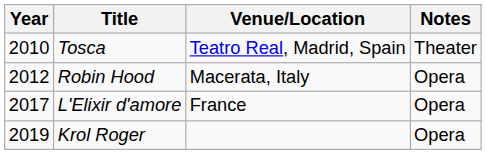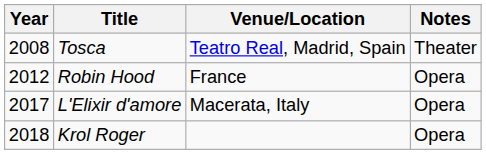(29, 47) 2010 -> (29, 47) 2008
(250, 76) Macerata, Italy -> (218, 76) France
(218, 105) France -> (250, 105) Macerata, Italy
(29, 134) 2019 -> (29, 134) 2018
